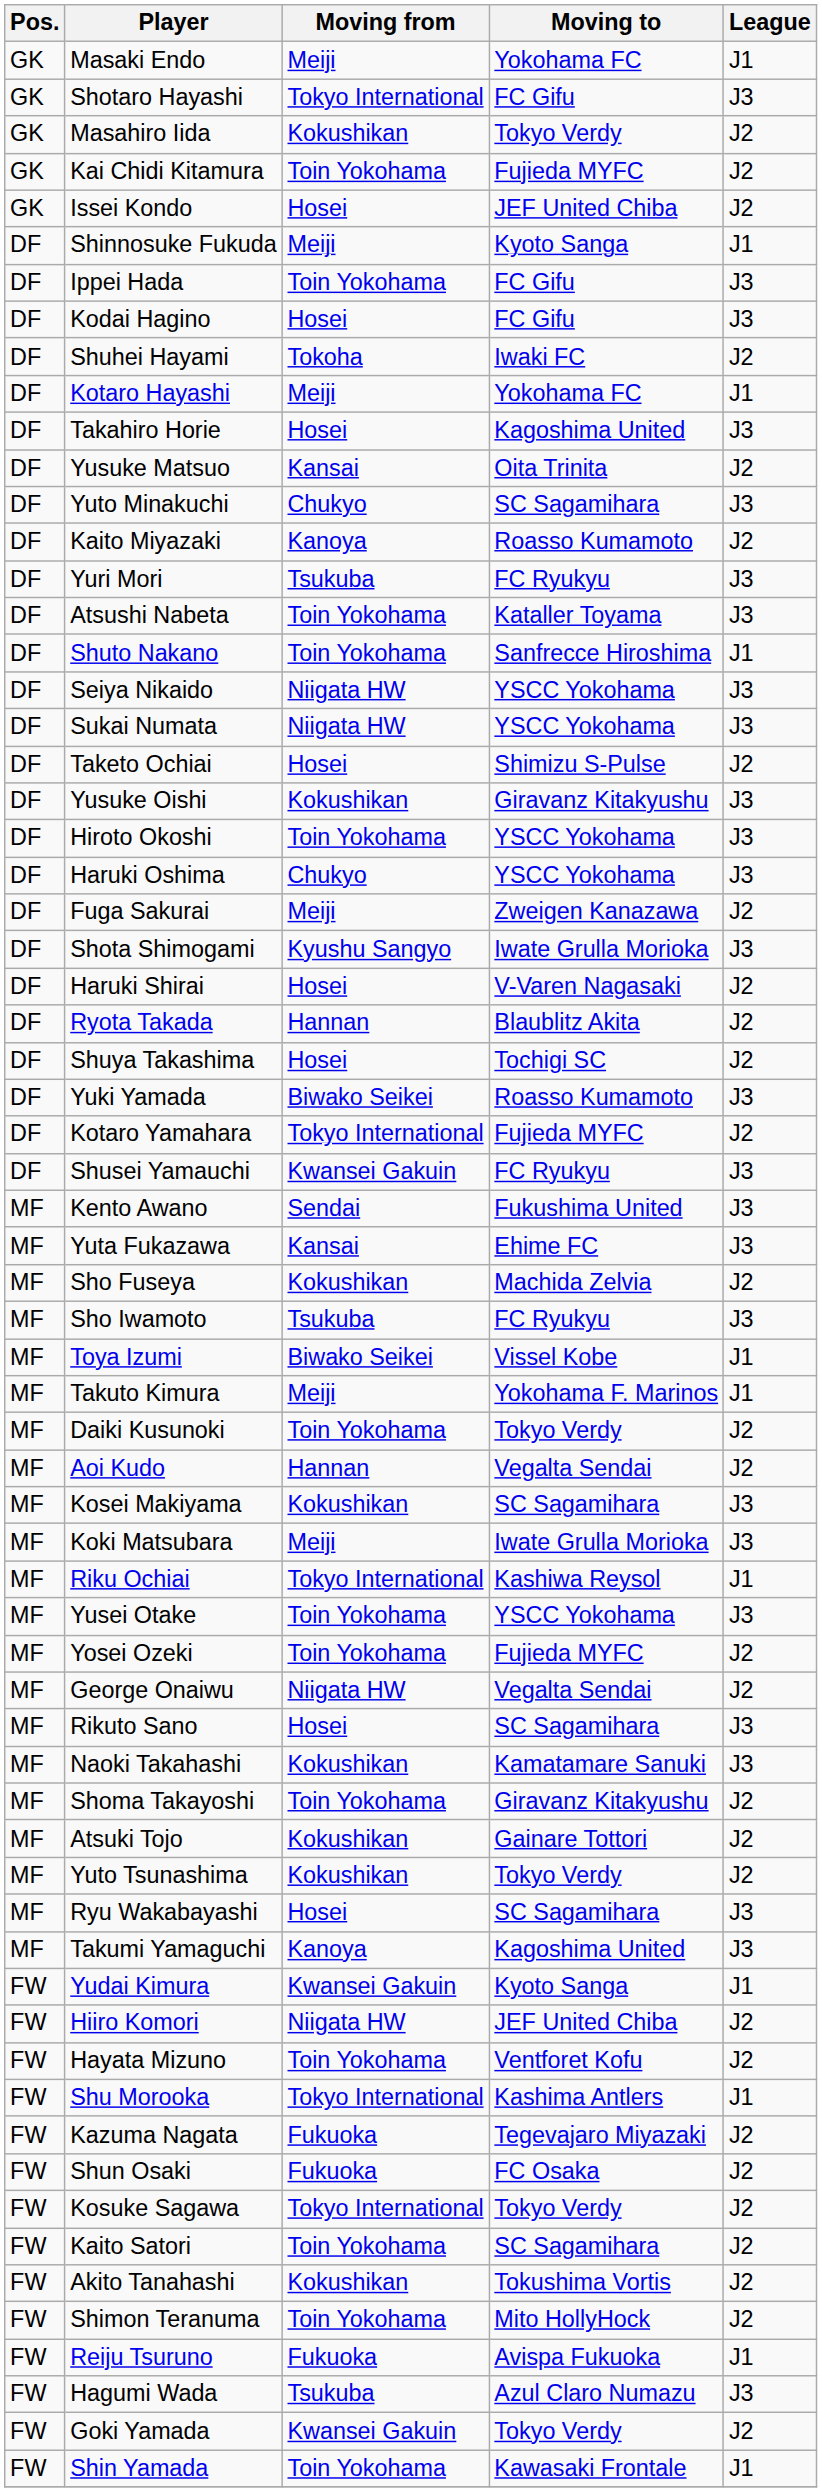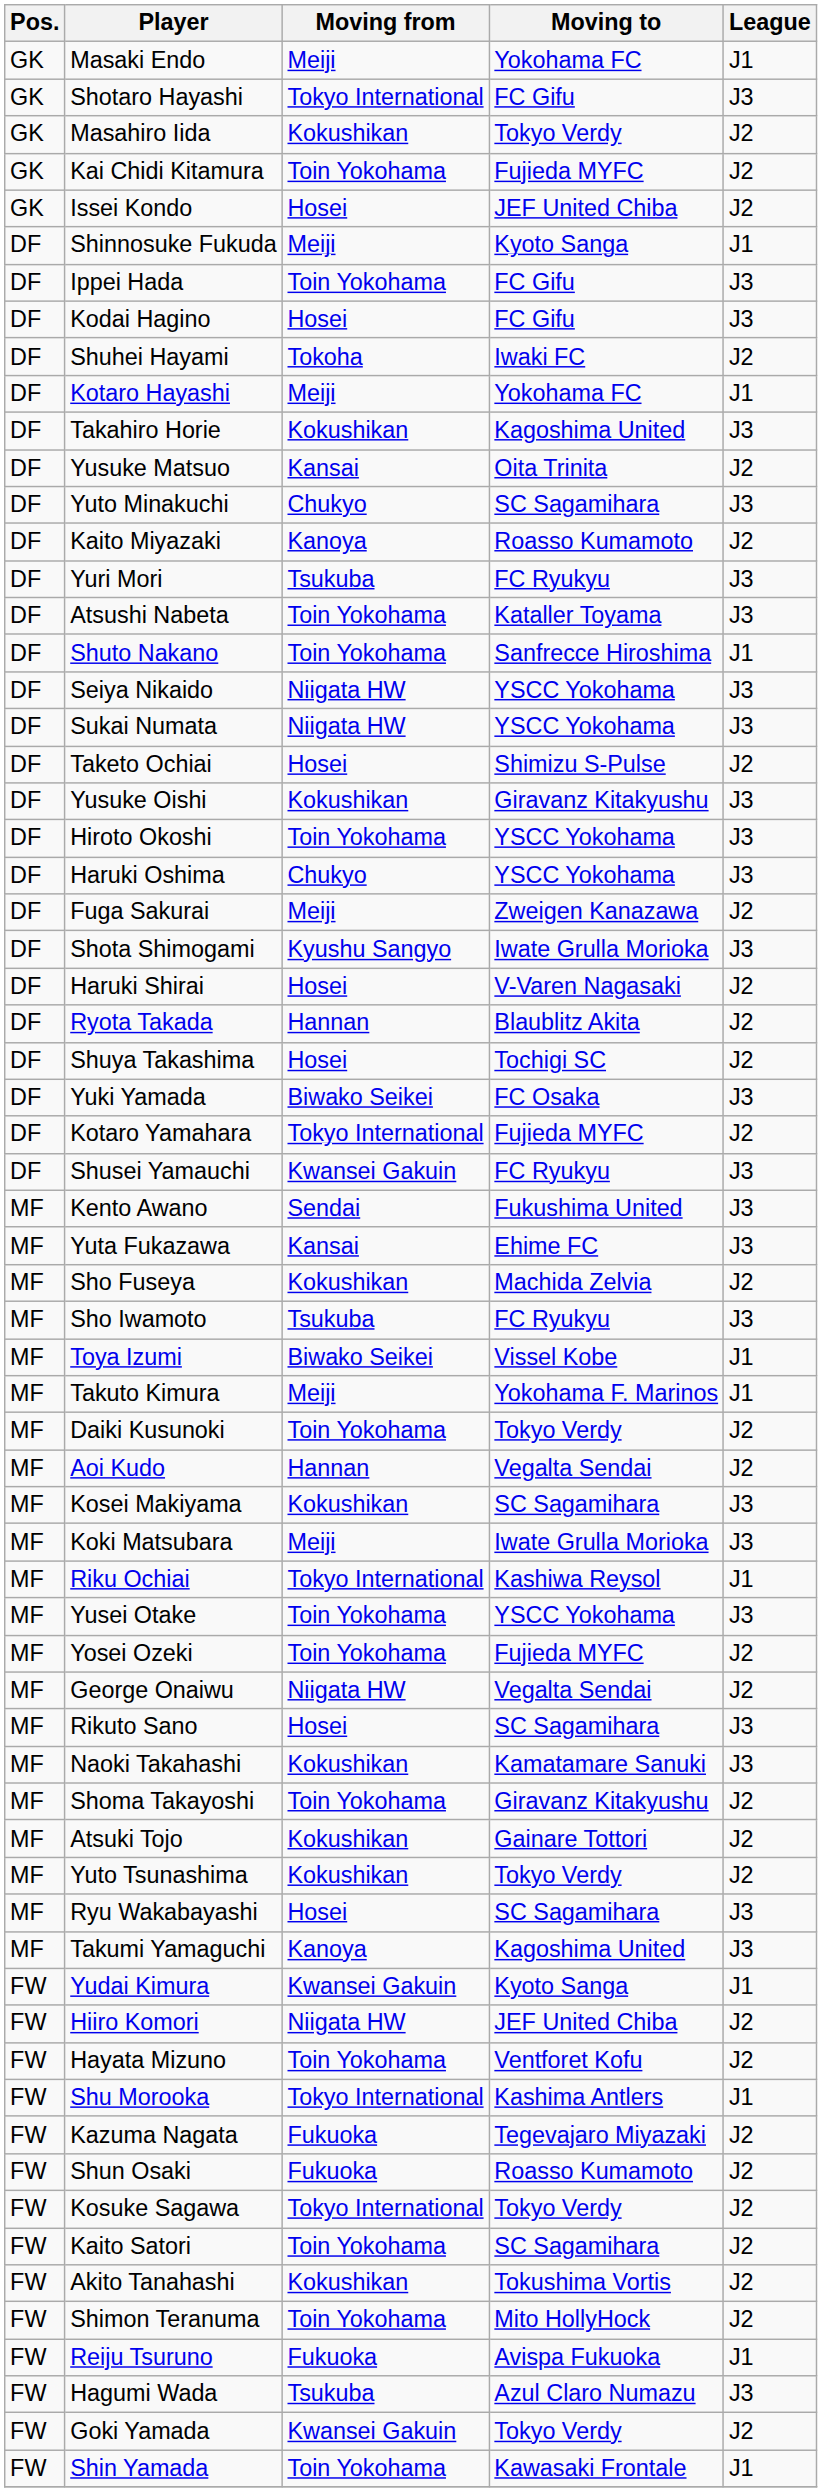(317, 430) Hosei -> (348, 430) Kokushikan
(594, 1097) Roasso Kumamoto -> (547, 1097) FC Osaka
(547, 2171) FC Osaka -> (594, 2171) Roasso Kumamoto
